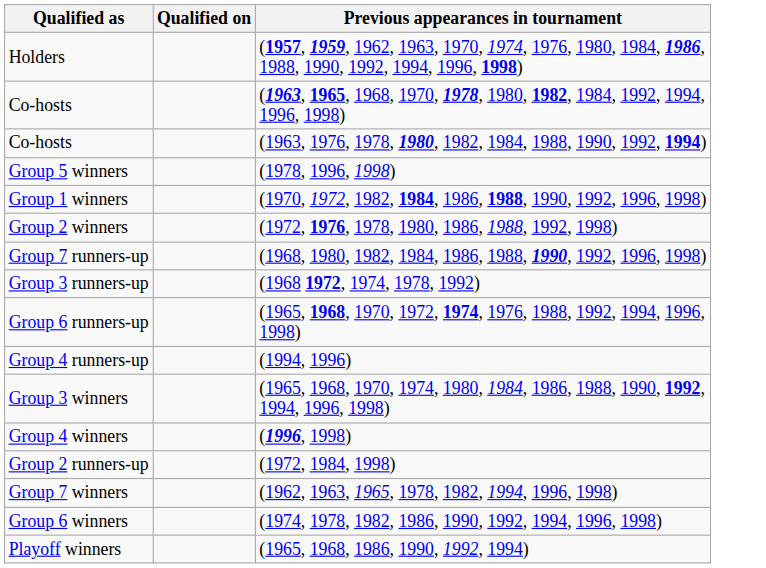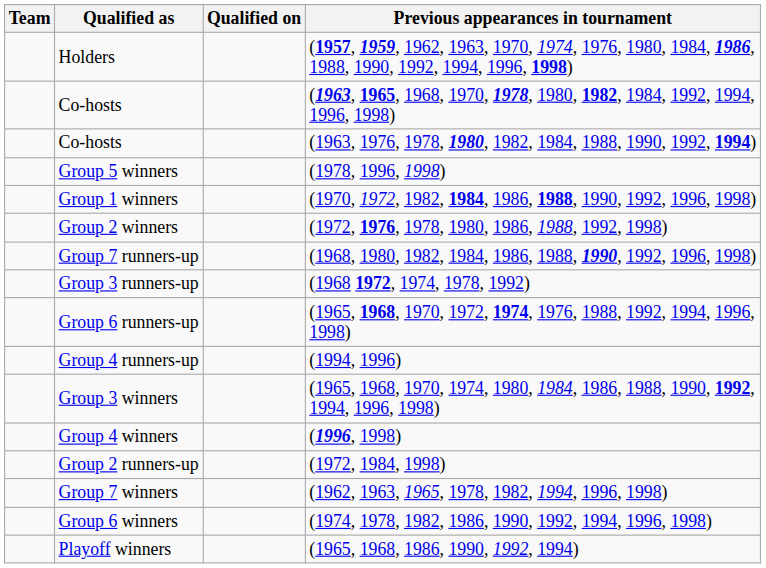+ column: (30, 18)
